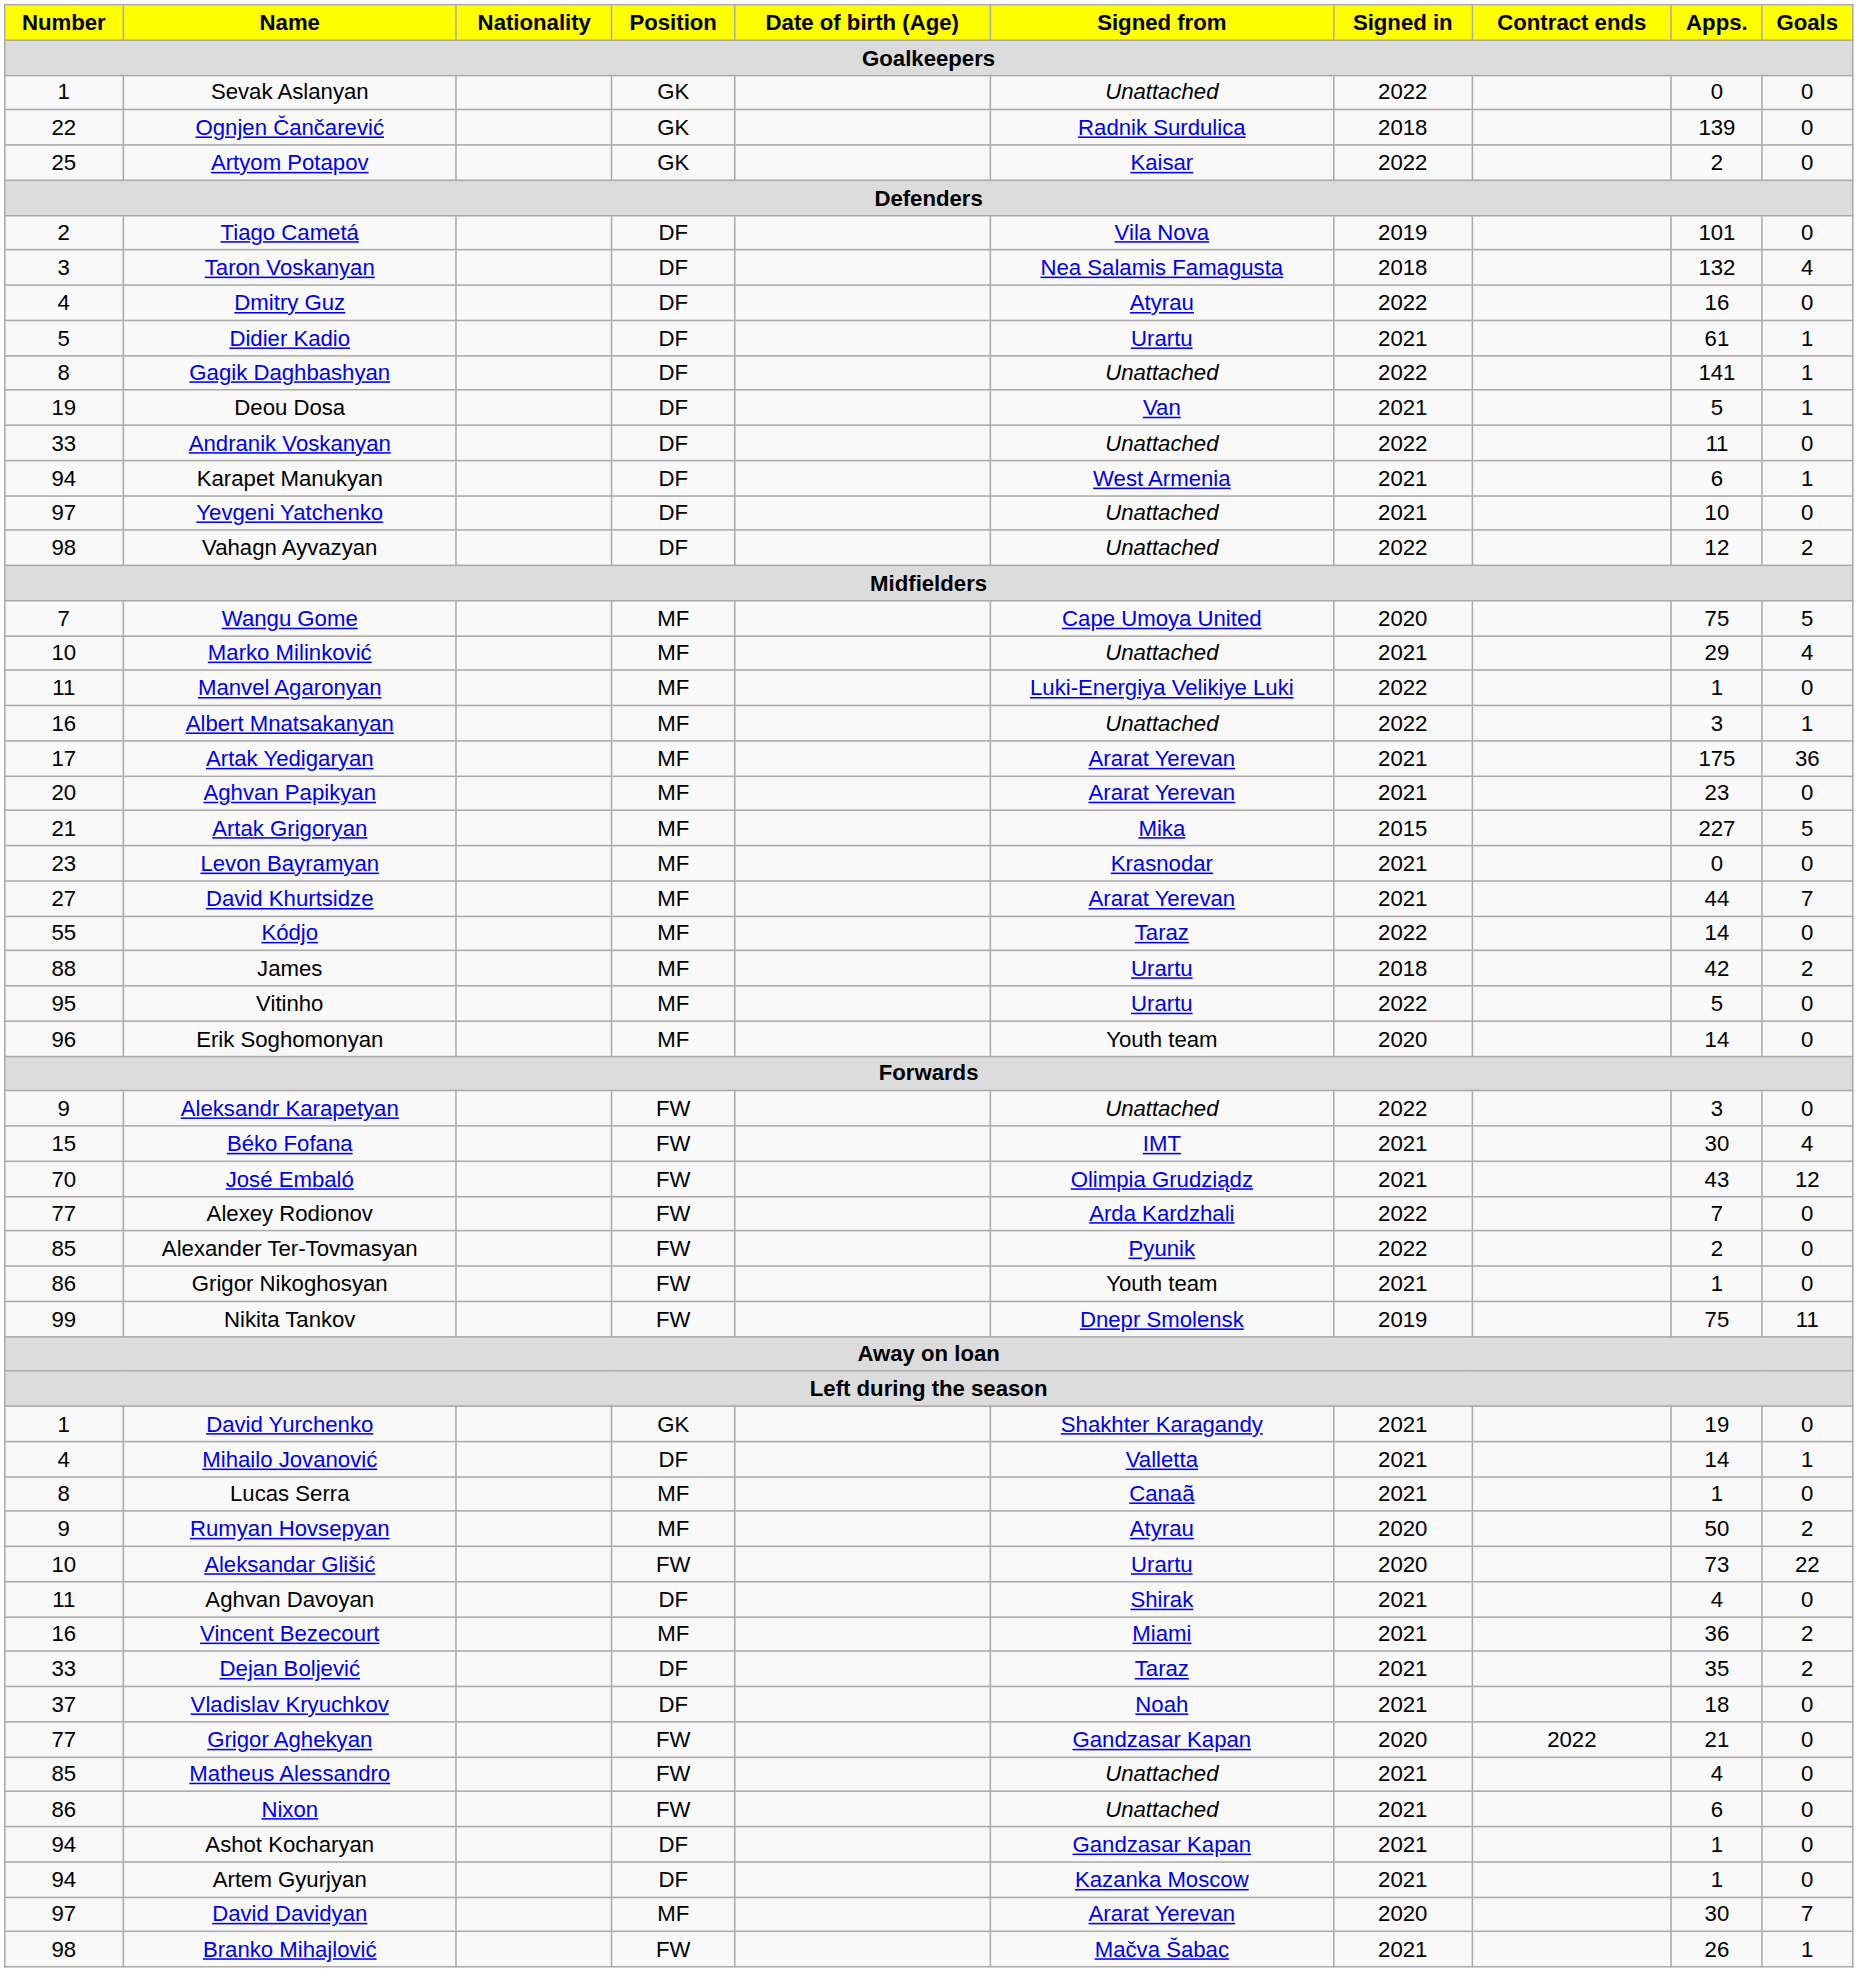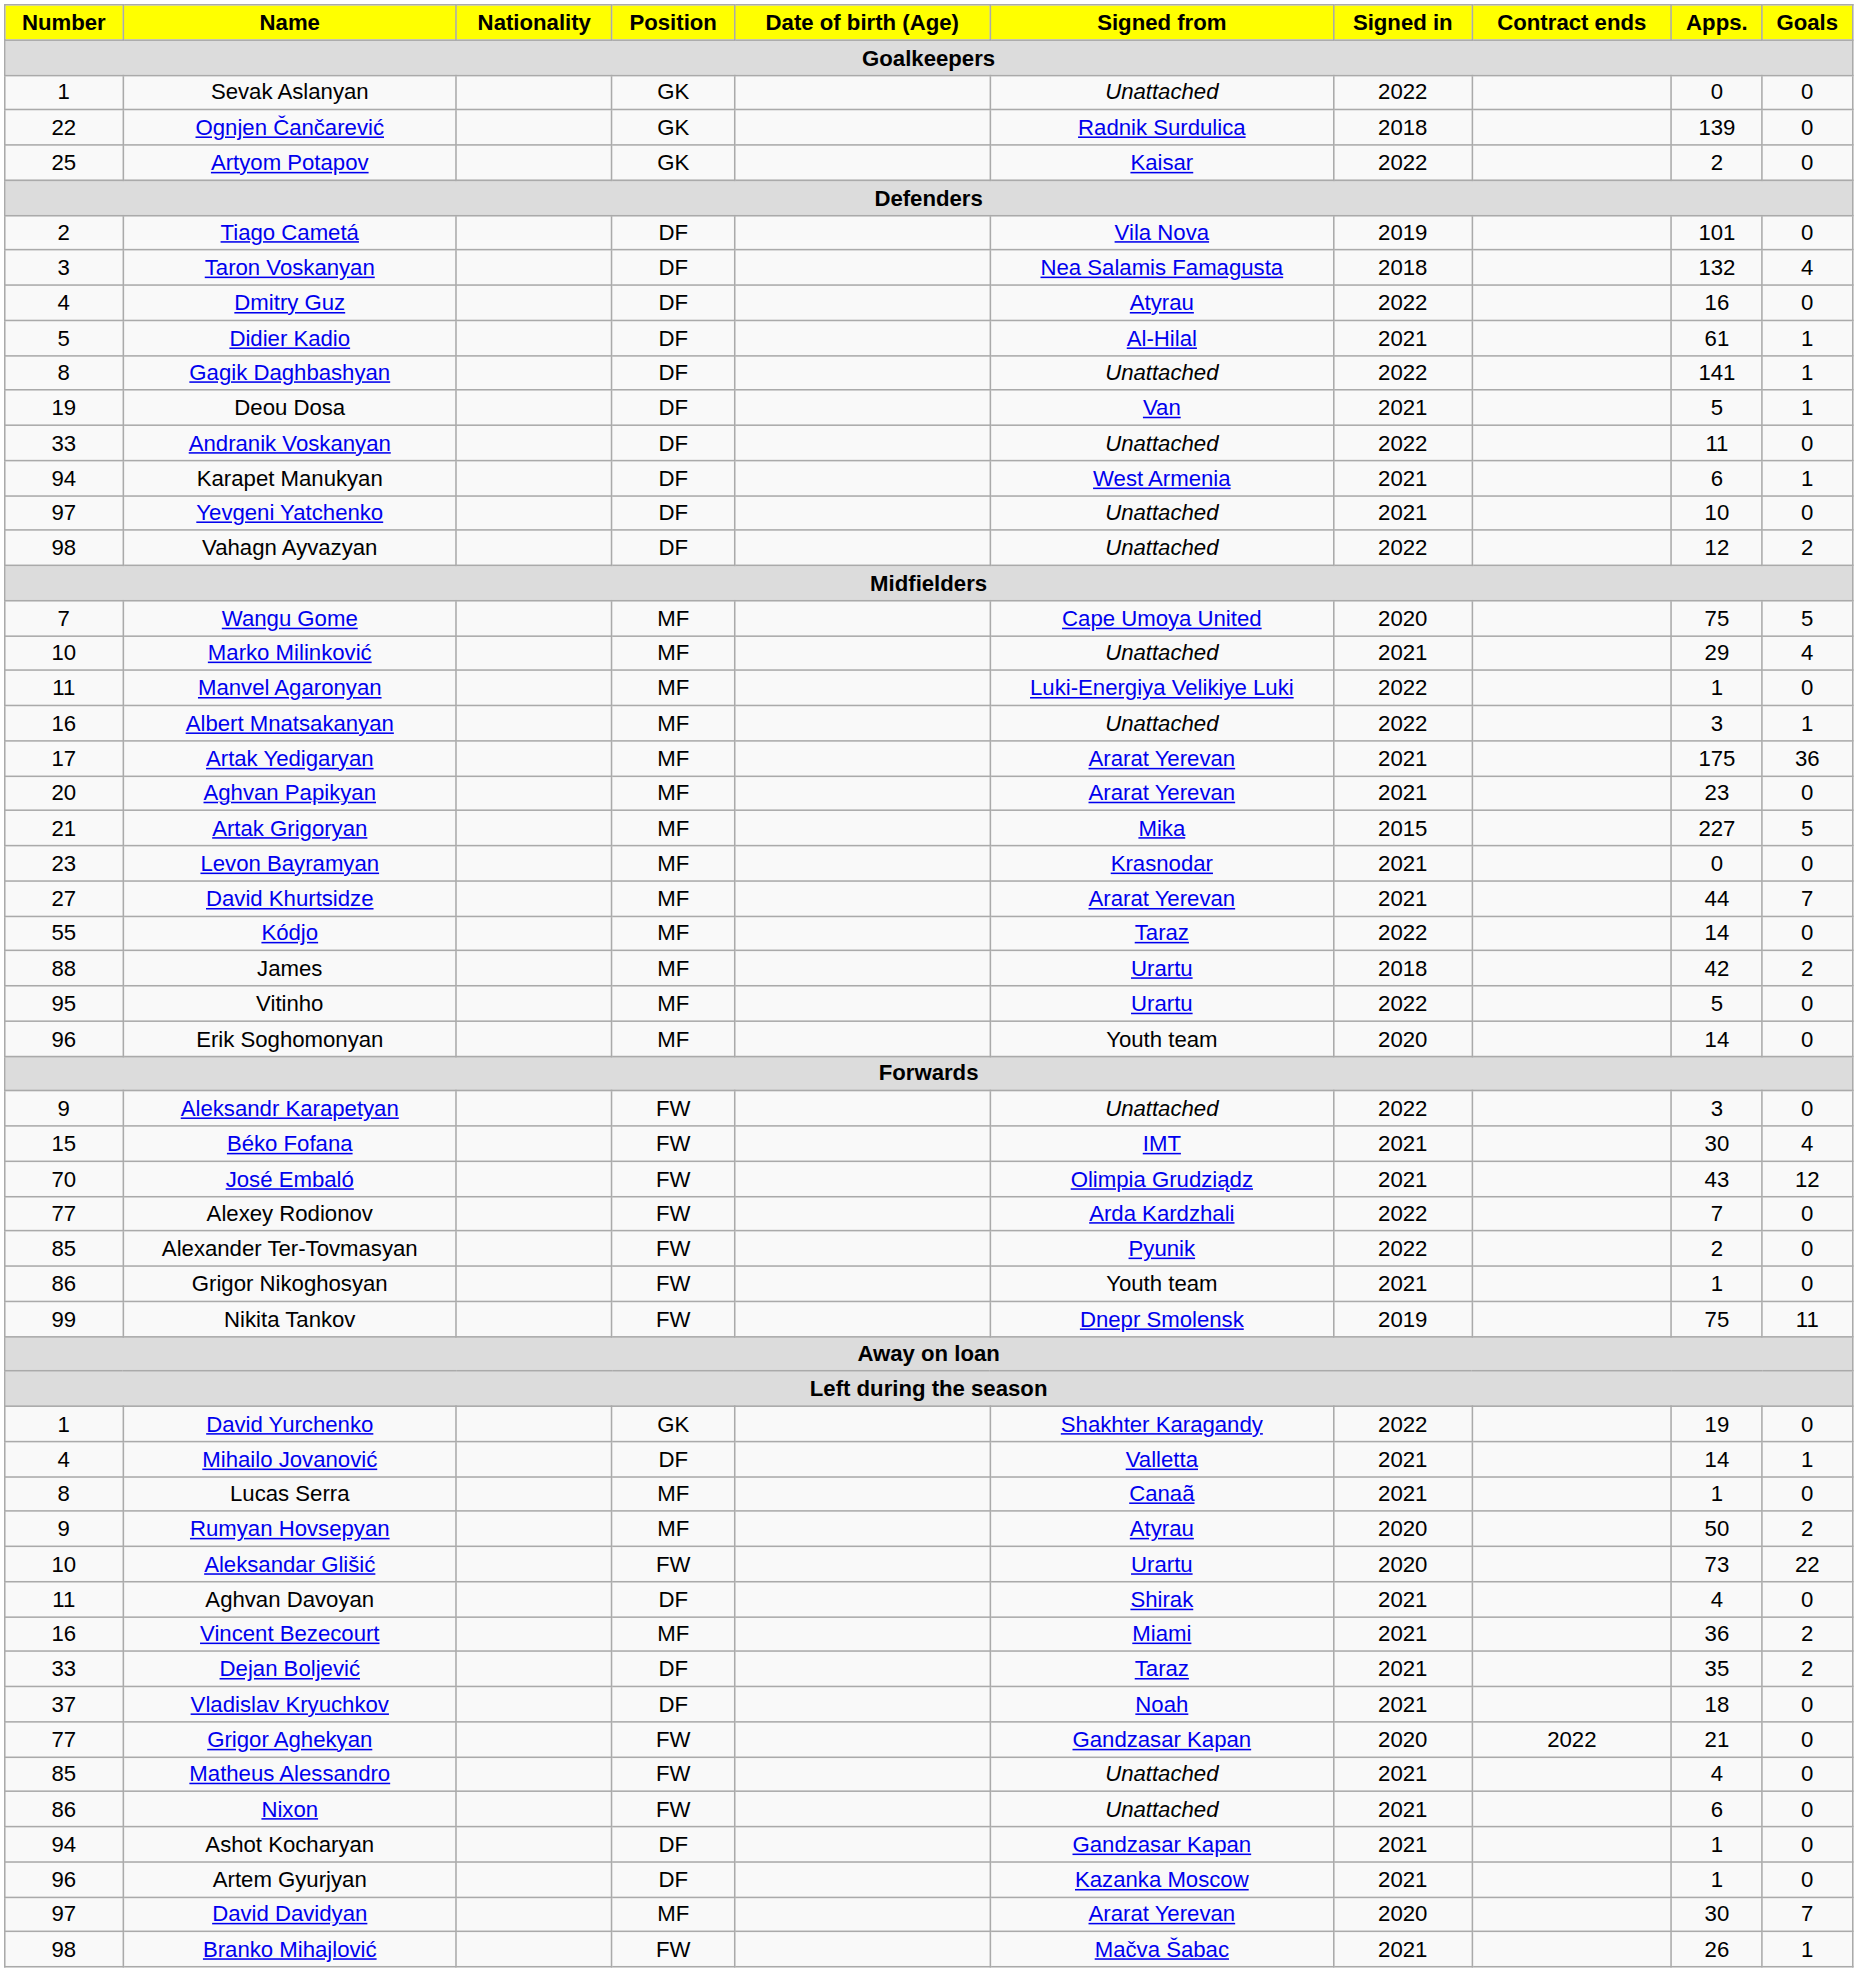(1162, 338) Urartu -> (1162, 338) Al-Hilal
(1403, 1424) 2021 -> (1403, 1424) 2022
(64, 1880) 94 -> (64, 1880) 96
